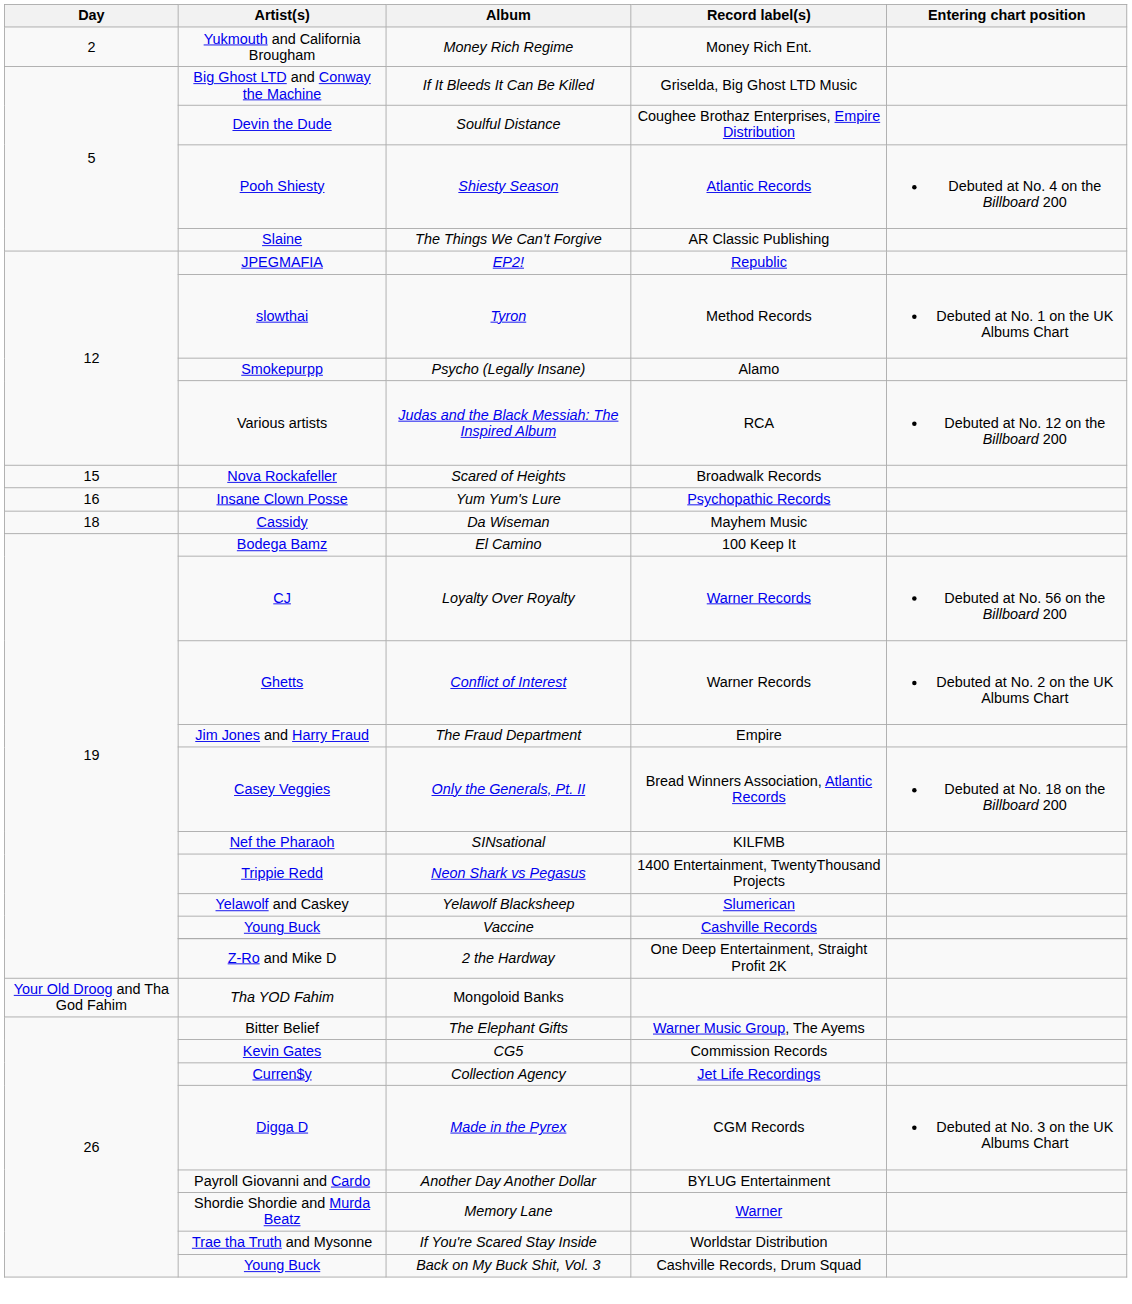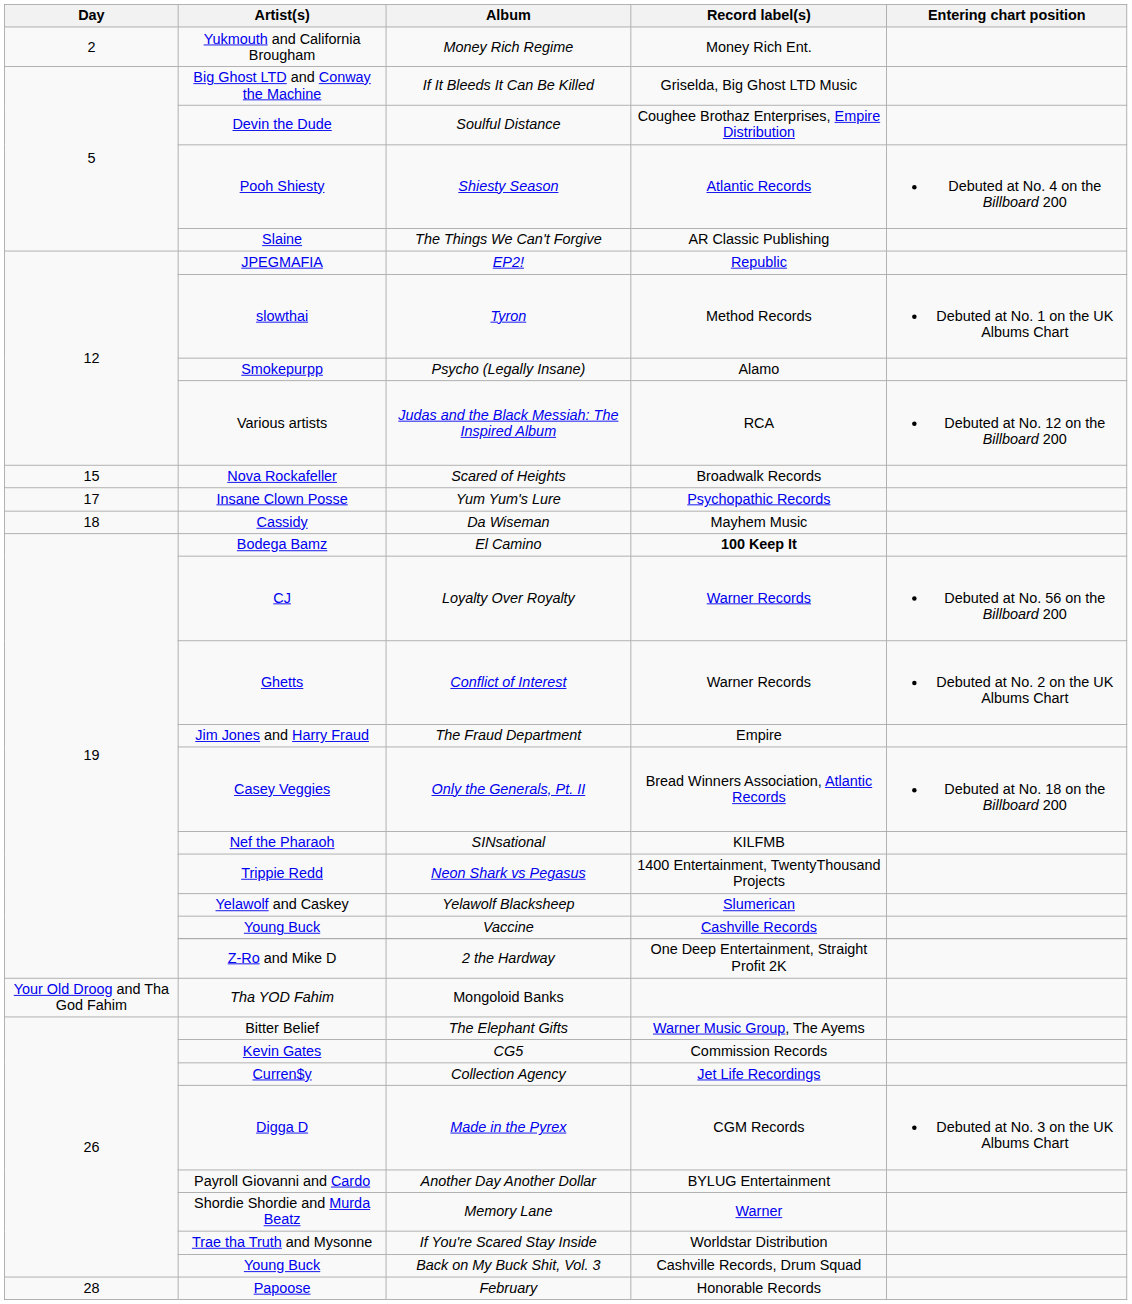(91, 499) 16 -> (91, 499) 17
(759, 545) normal -> (759, 545) bold
+ row: (508, 1288)
